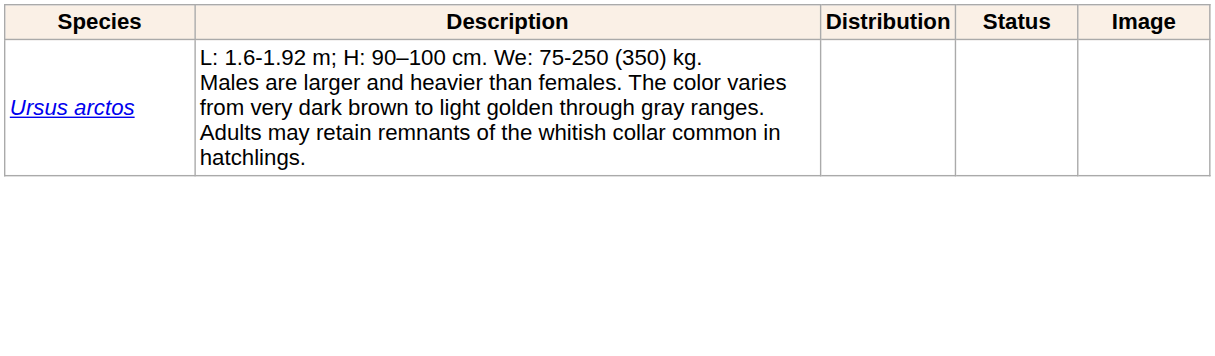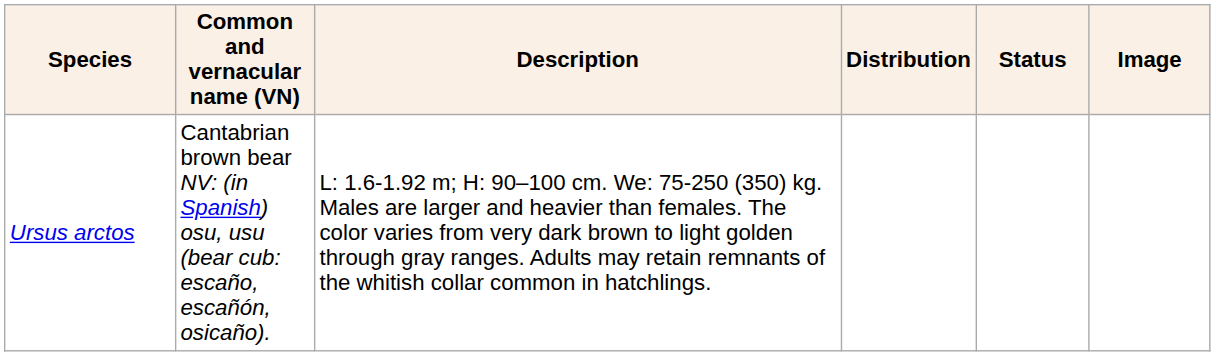+ column: (245, 59)
